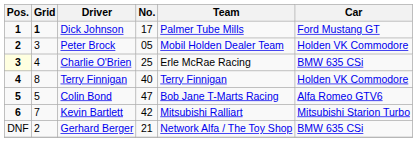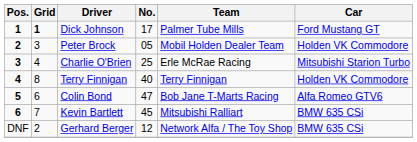(18, 63) lightyellow background -> (18, 63) no background
(330, 63) BMW 635 CSi -> (354, 63) Mitsubishi Starion Turbo
(37, 96) 5 -> (37, 96) 6
(147, 113) 42 -> (147, 113) 45
(354, 113) Mitsubishi Starion Turbo -> (330, 113) BMW 635 CSi
(147, 129) 21 -> (147, 129) 12
